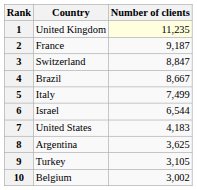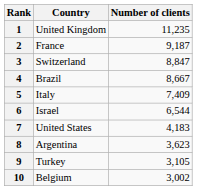(176, 29) lightyellow background -> (176, 29) no background
(178, 95) 7,499 -> (178, 95) 7,409
(178, 144) 3,625 -> (178, 144) 3,623
